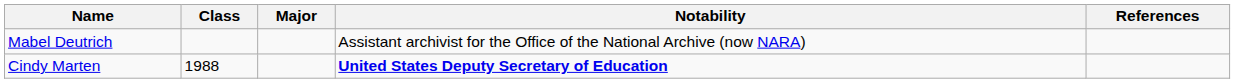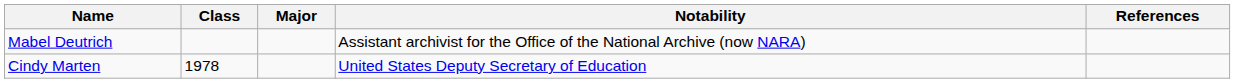(202, 66) 1988 -> (202, 66) 1978
(503, 66) bold -> (492, 66) normal
